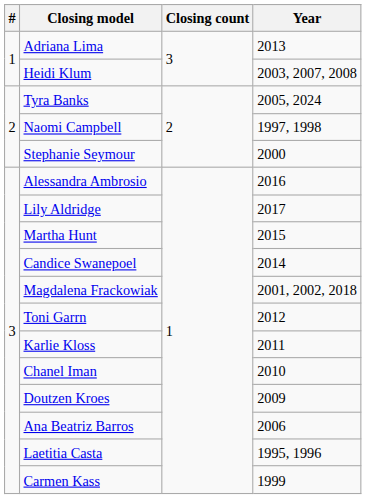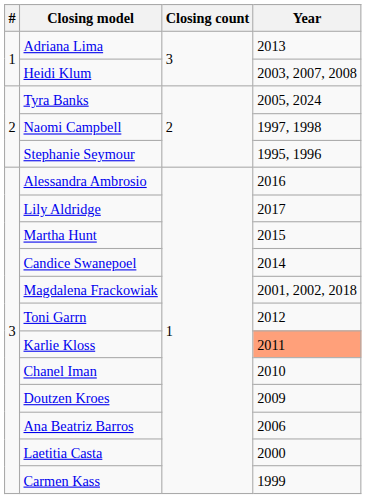(271, 154) 2000 -> (289, 154) 1995, 1996
(271, 344) no background -> (271, 344) lightsalmon background
(289, 453) 1995, 1996 -> (271, 453) 2000
